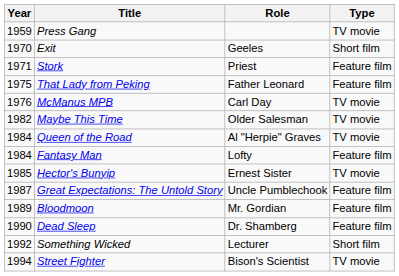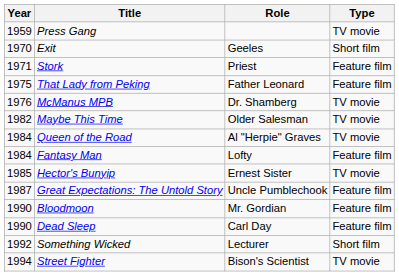(249, 102) Carl Day -> (262, 102) Dr. Shamberg
(19, 208) 1989 -> (19, 208) 1990
(262, 226) Dr. Shamberg -> (249, 226) Carl Day
